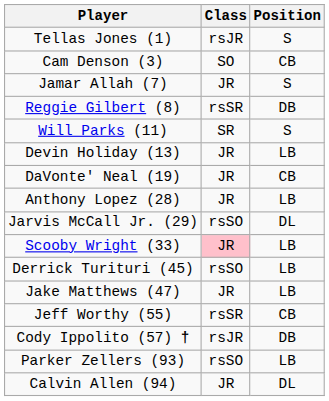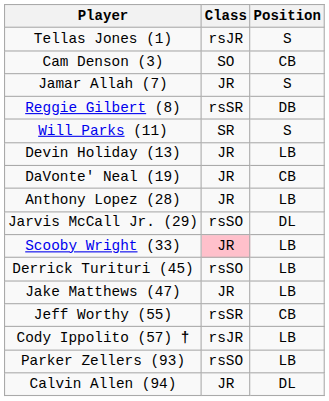(287, 338) DB -> (287, 338) LB
